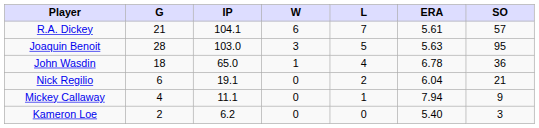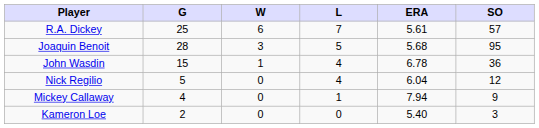- column: (228, 13)
(159, 30) 21 -> (182, 30) 25
(432, 47) 5.63 -> (417, 47) 5.68
(159, 64) 18 -> (182, 64) 15
(159, 81) 6 -> (182, 81) 5
(364, 81) 2 -> (339, 81) 4
(500, 81) 21 -> (495, 81) 12
